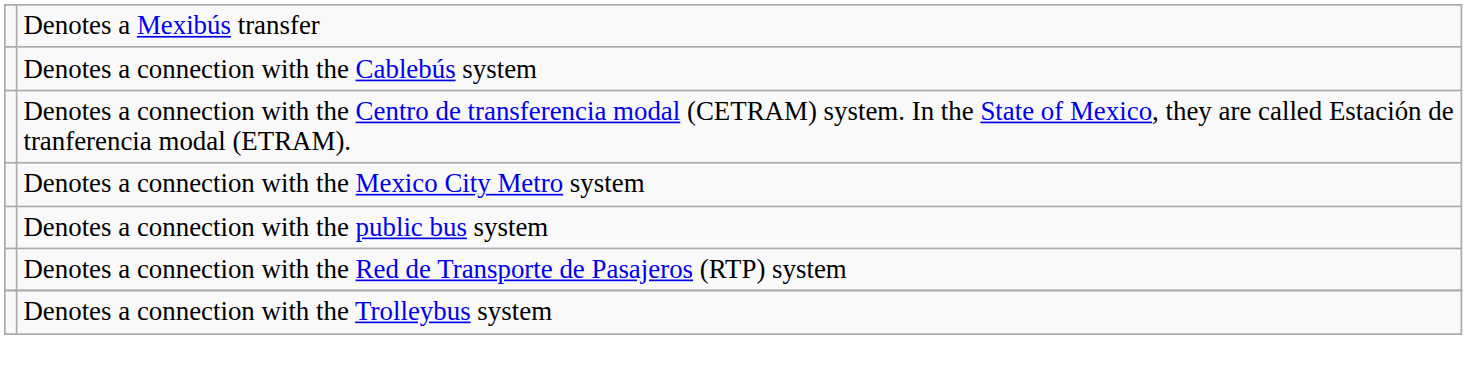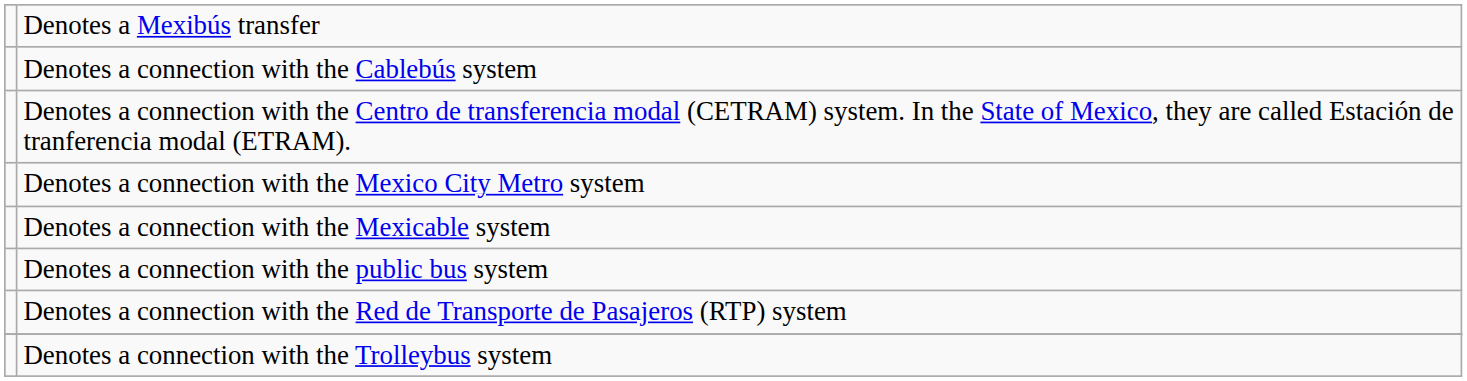+ row: (287, 226)
